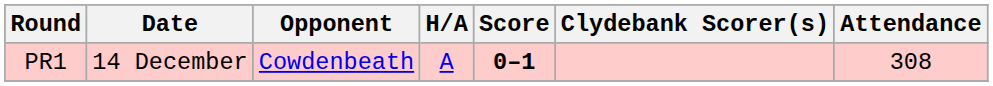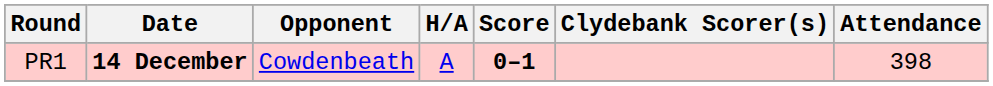(170, 62) normal -> (170, 62) bold
(911, 62) 308 -> (911, 62) 398
